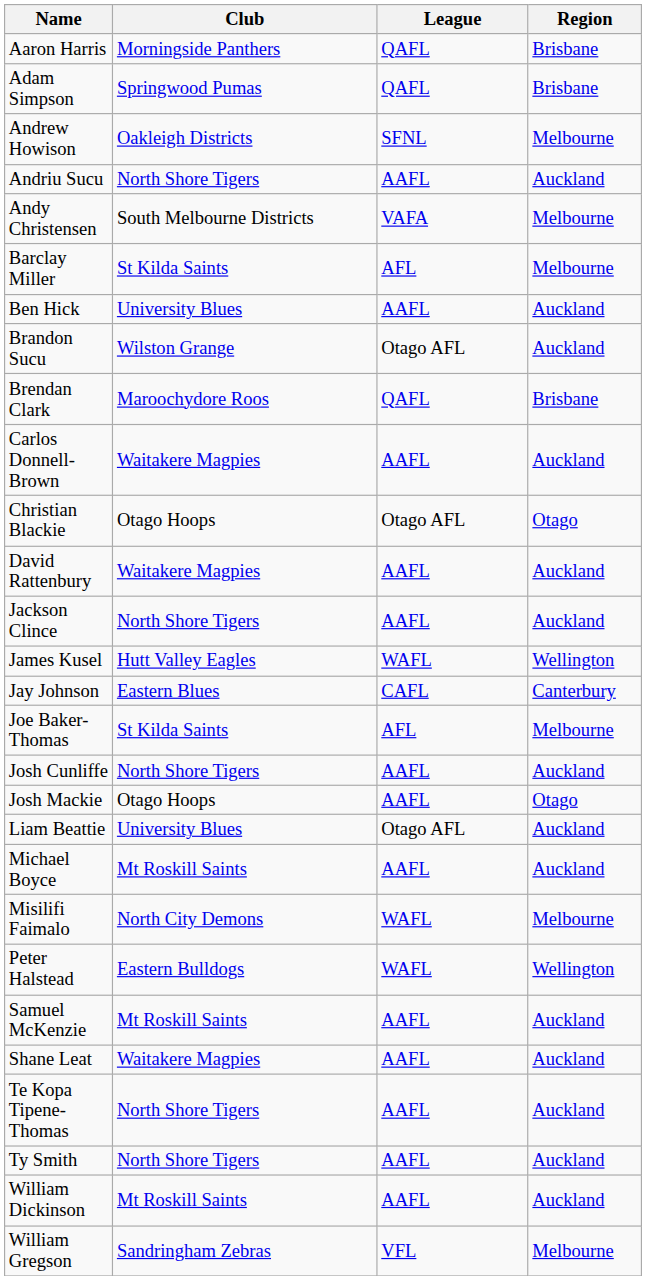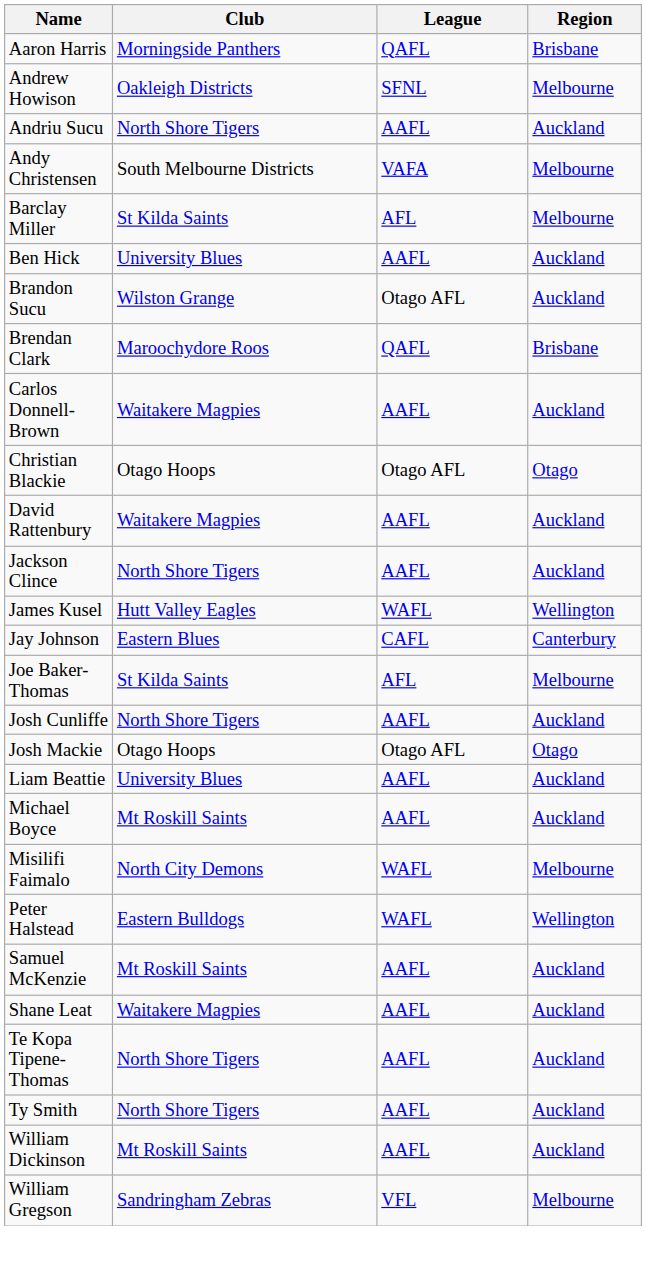- row: (41, 88)
(406, 799) AAFL -> (423, 749) Otago AFL
(423, 829) Otago AFL -> (406, 778) AAFL
